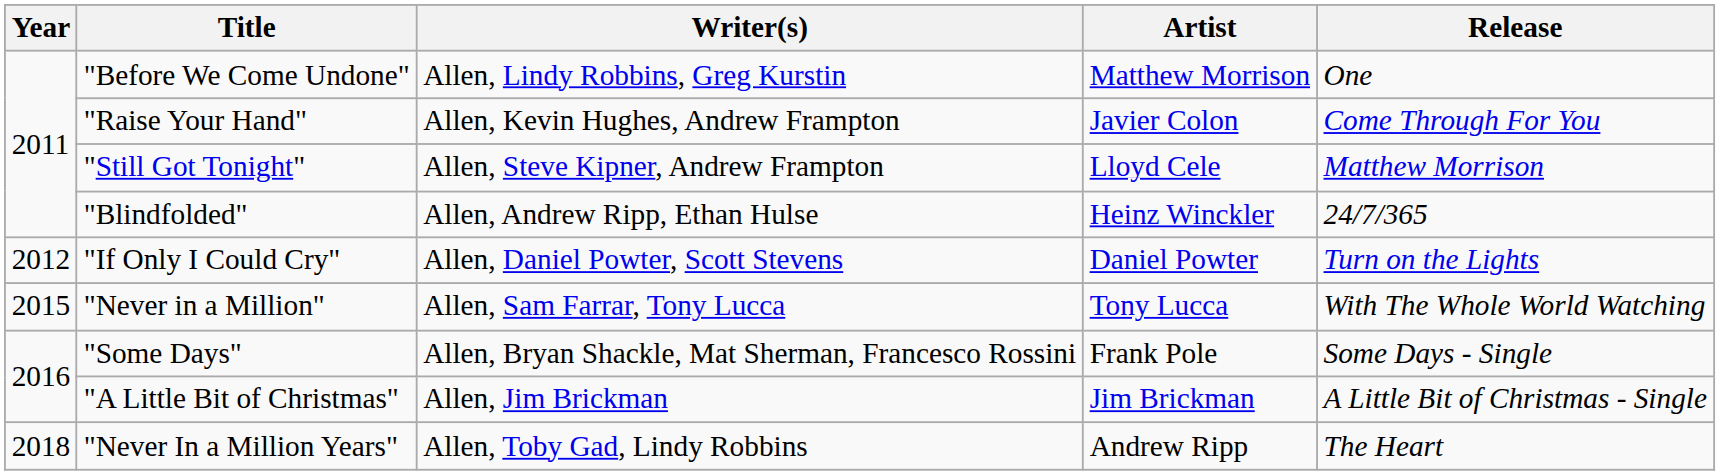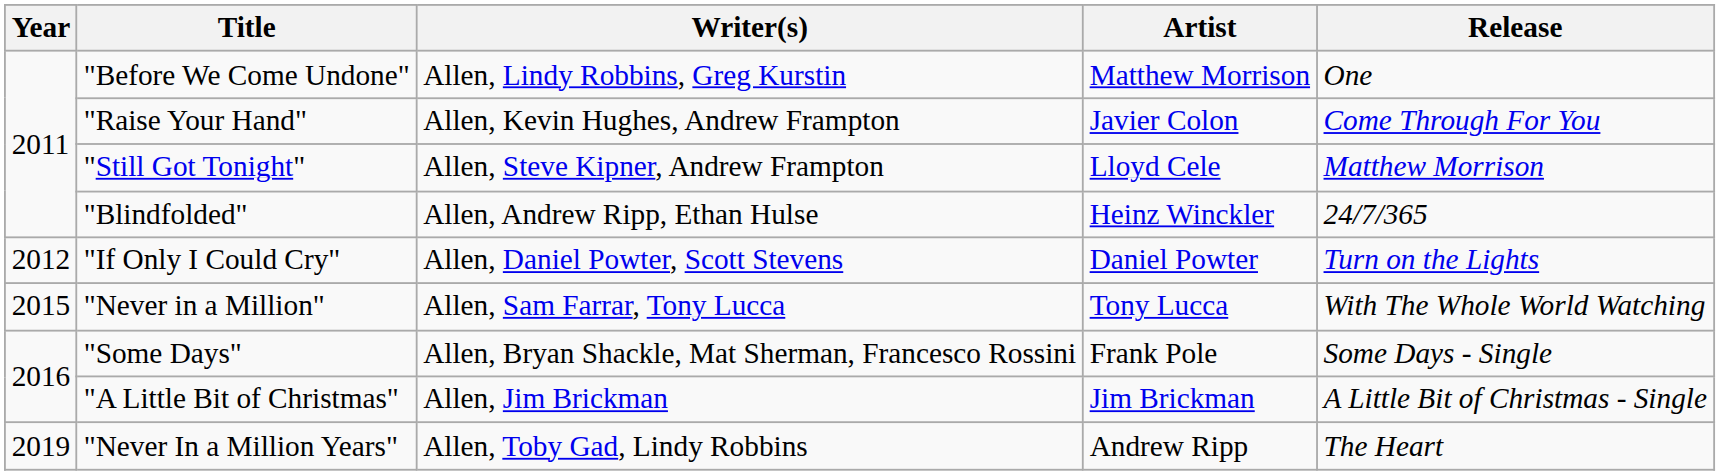(41, 445) 2018 -> (41, 445) 2019
